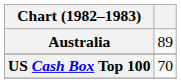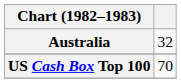(165, 41) 89 -> (165, 41) 32
